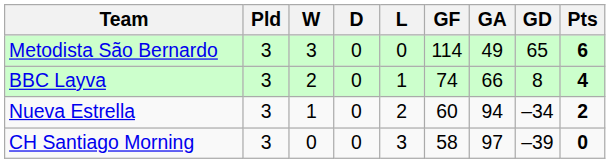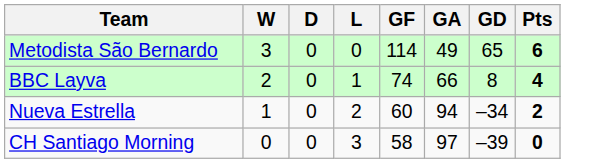- column: (266, 19)
